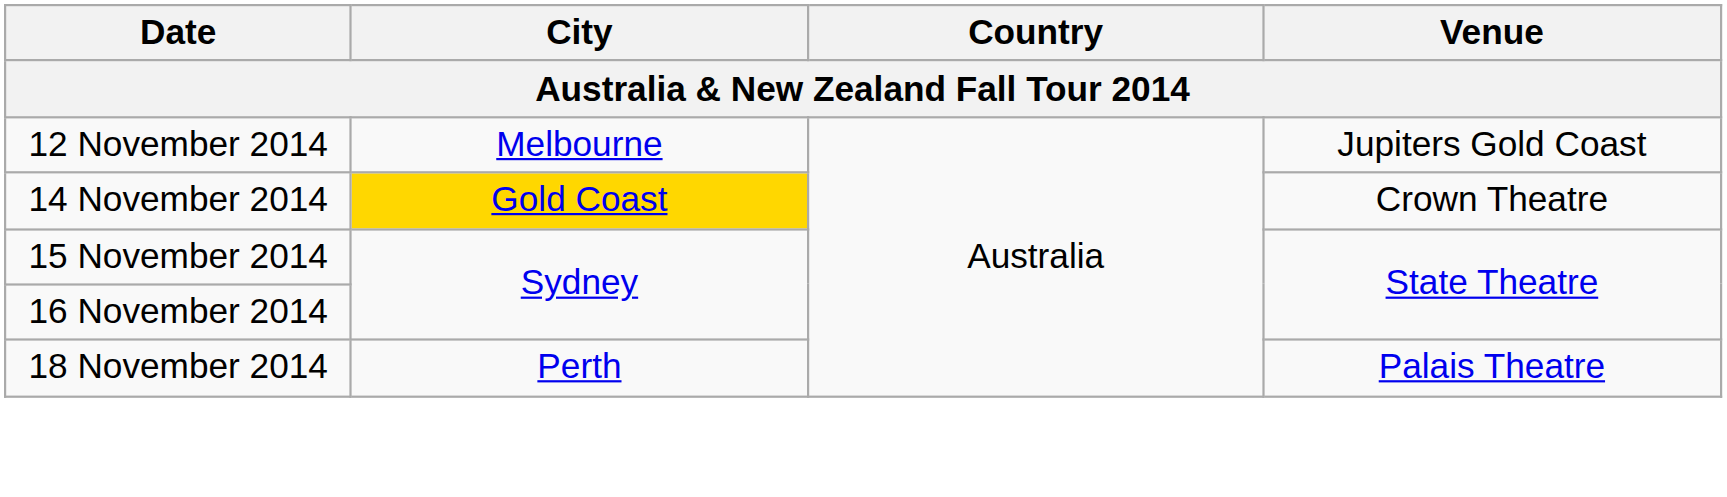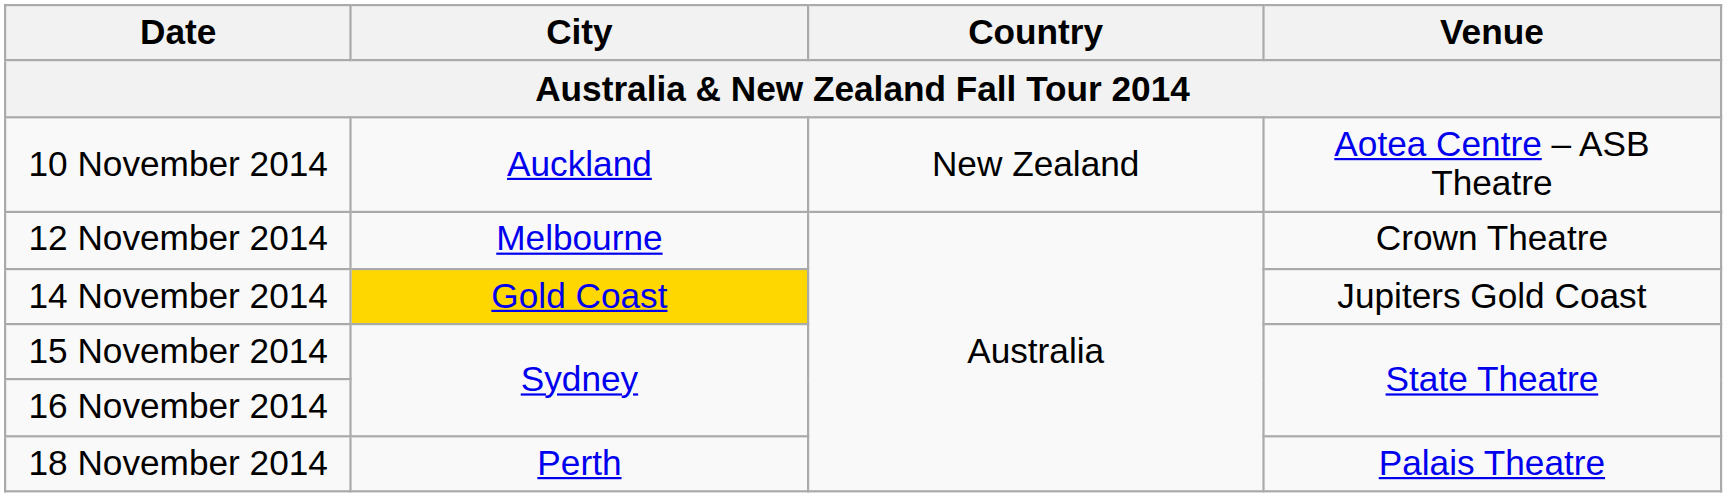+ row: (178, 163)
(1492, 144) Jupiters Gold Coast -> (1492, 239) Crown Theatre
(1492, 199) Crown Theatre -> (1492, 295) Jupiters Gold Coast
